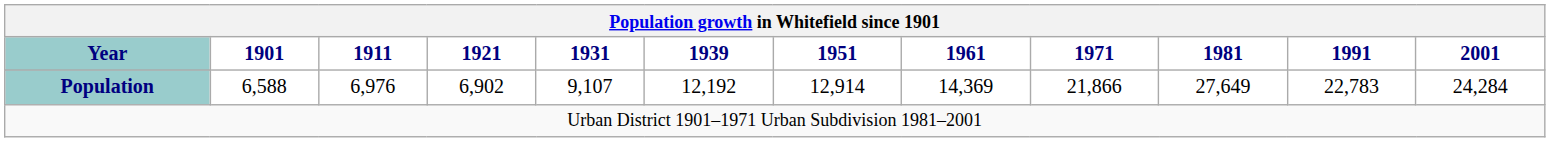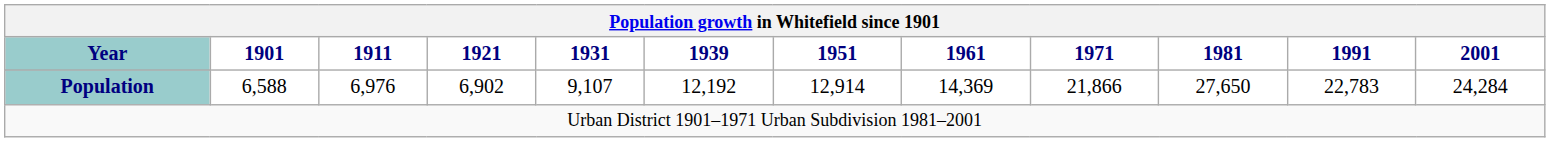(1223, 87) 27,649 -> (1223, 87) 27,650
